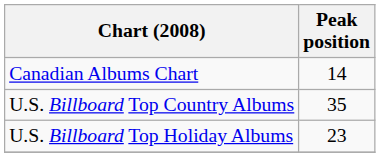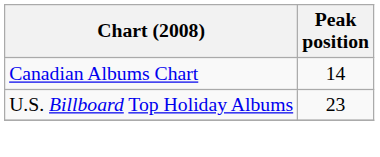- row: (152, 104)
